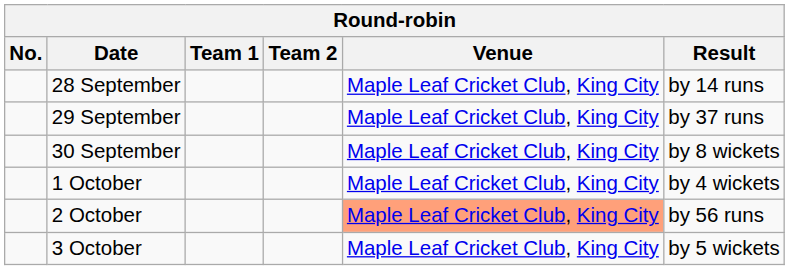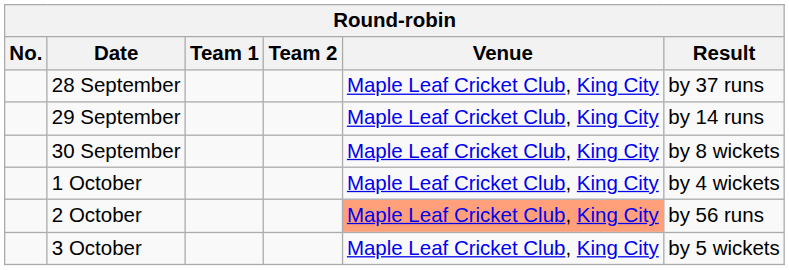(716, 85) by 14 runs -> (716, 85) by 37 runs
(716, 118) by 37 runs -> (716, 118) by 14 runs
